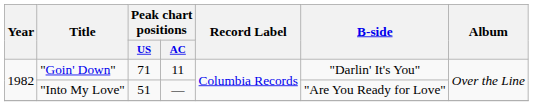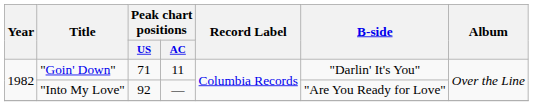(144, 90) 51 -> (144, 90) 92
